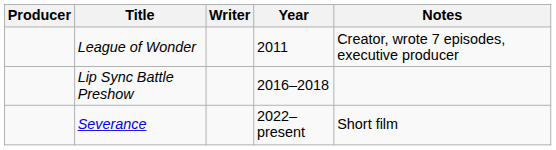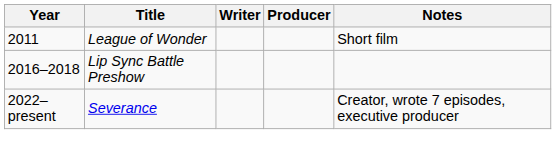columns swapped: (294, 15) <-> (39, 15)
(421, 46) Creator, wrote 7 episodes, executive producer -> (368, 38) Short film
(368, 124) Short film -> (421, 108) Creator, wrote 7 episodes, executive producer
